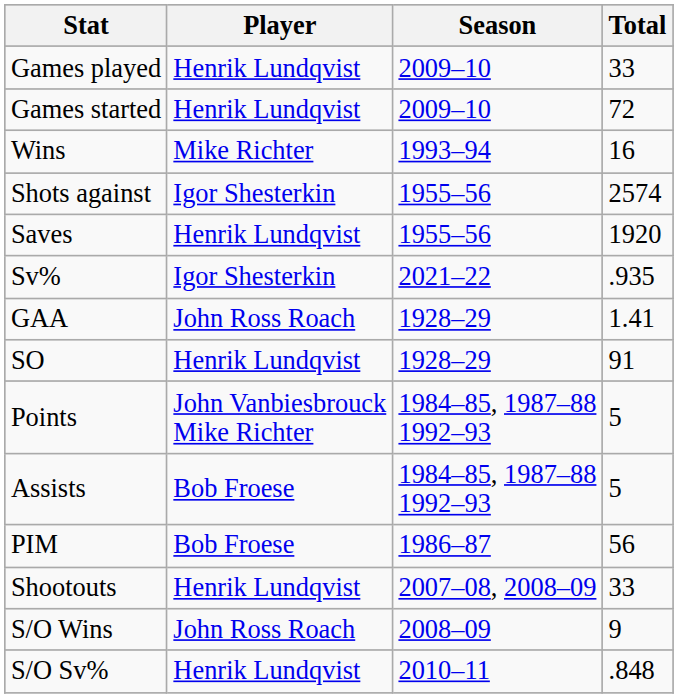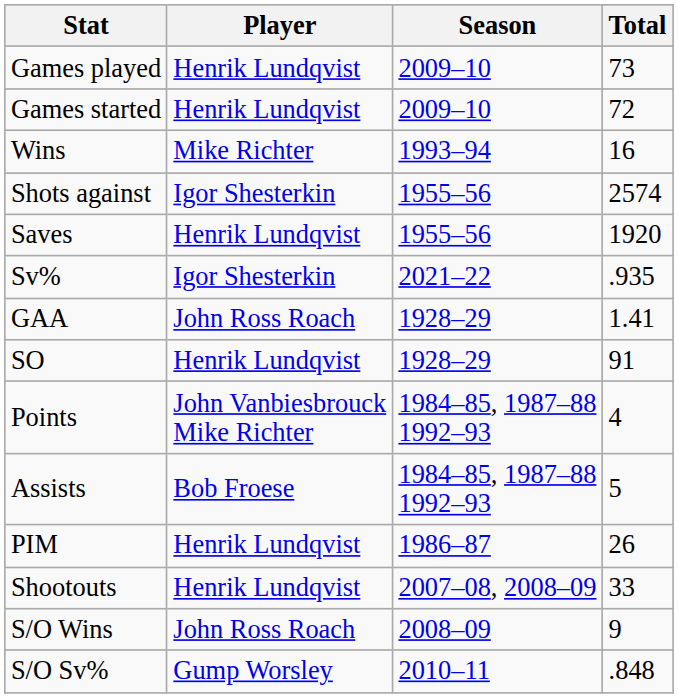(622, 67) 33 -> (622, 67) 73
(615, 417) 5 -> (615, 417) 4
(234, 545) Bob Froese -> (267, 545) Henrik Lundqvist
(622, 545) 56 -> (622, 545) 26
(267, 670) Henrik Lundqvist -> (253, 670) Gump Worsley
